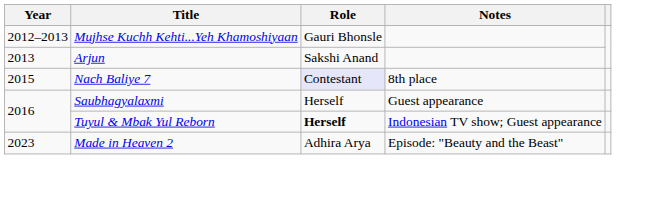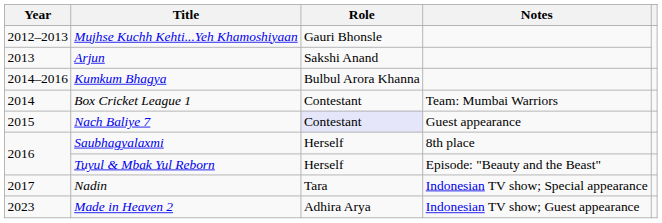+ row: (120, 79)
+ row: (133, 100)
(413, 79) 8th place -> (473, 121) Guest appearance
(436, 100) Guest appearance -> (450, 143) 8th place
(325, 121) bold -> (324, 164) normal
(495, 121) Indonesian TV show; Guest appearance -> (513, 164) Episode: "Beauty and the Beast"
+ row: (91, 185)
(476, 143) Episode: "Beauty and the Beast" -> (533, 206) Indonesian TV show; Guest appearance
